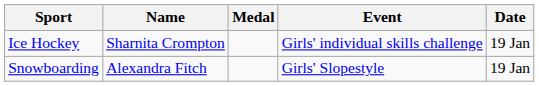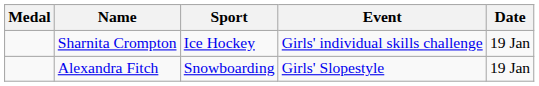columns swapped: (253, 17) <-> (54, 17)
